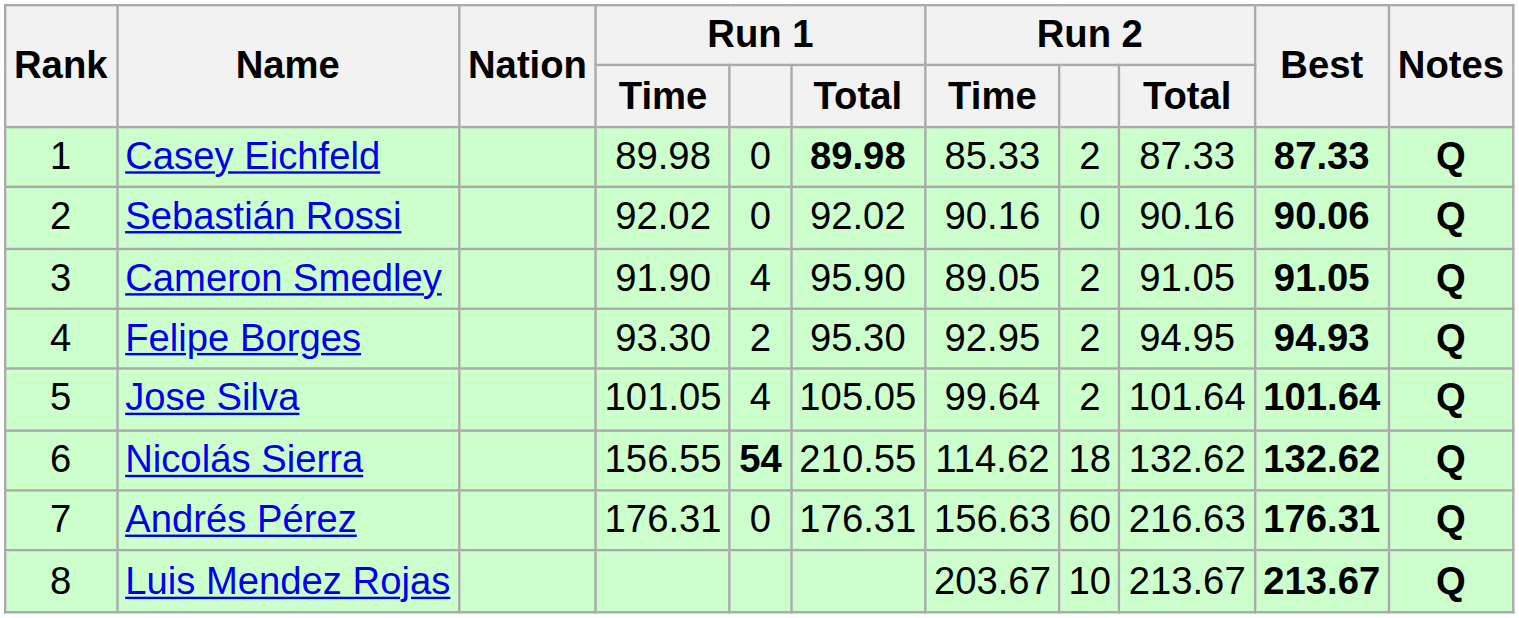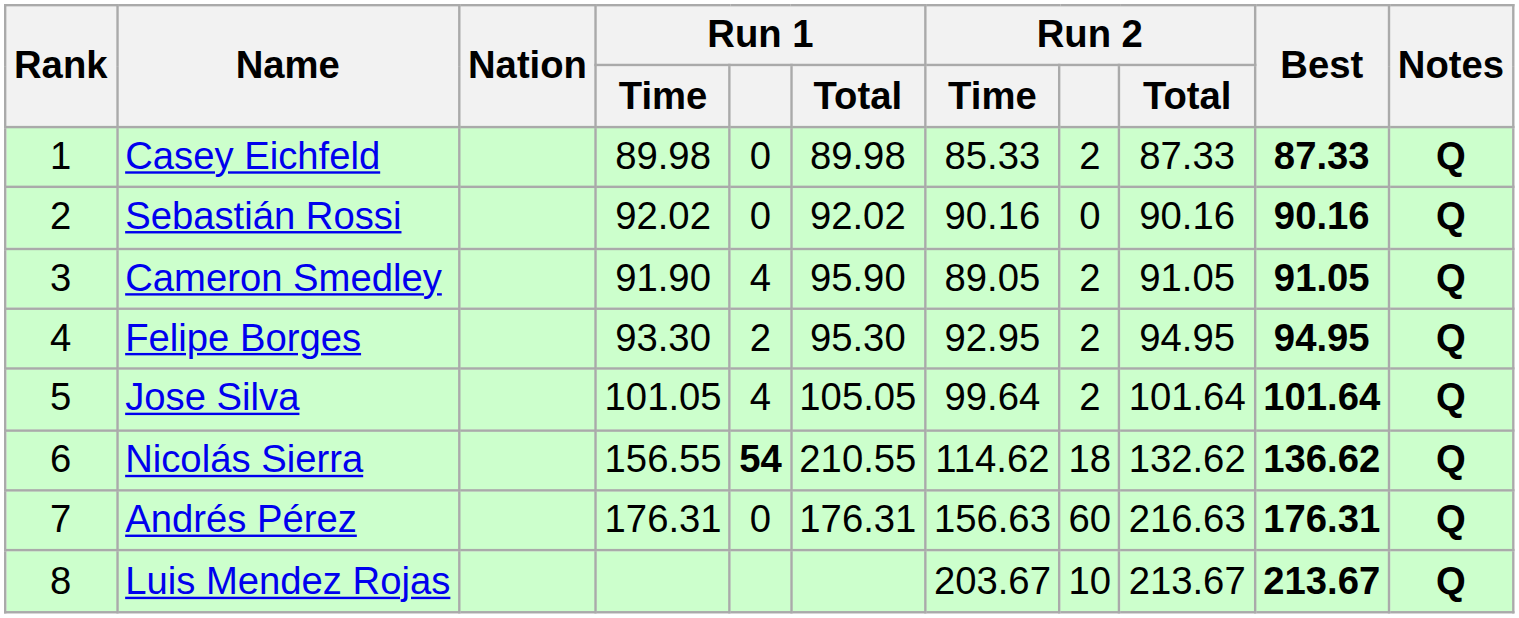(858, 156) bold -> (858, 156) normal
(1322, 216) 90.06 -> (1322, 216) 90.16
(1322, 338) 94.93 -> (1322, 338) 94.95
(1322, 459) 132.62 -> (1322, 459) 136.62
